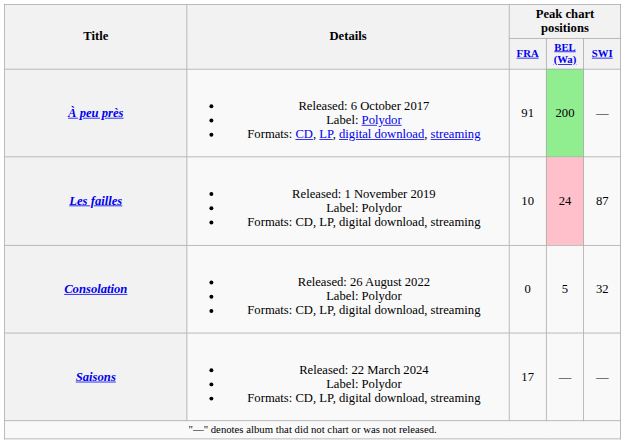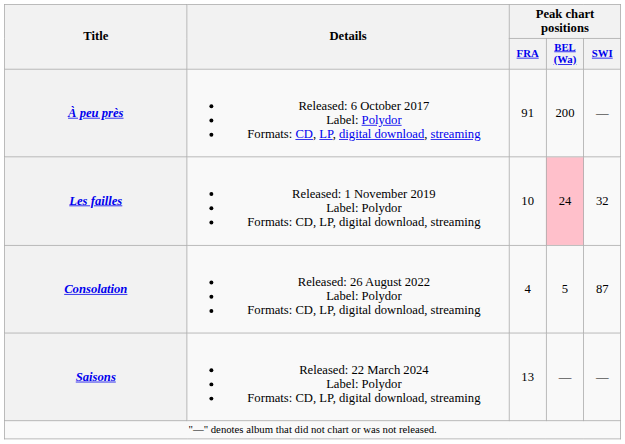(565, 113) lightgreen background -> (565, 113) no background
(602, 201) 87 -> (602, 201) 32
(528, 289) 0 -> (528, 289) 4
(602, 289) 32 -> (602, 289) 87
(528, 377) 17 -> (528, 377) 13
